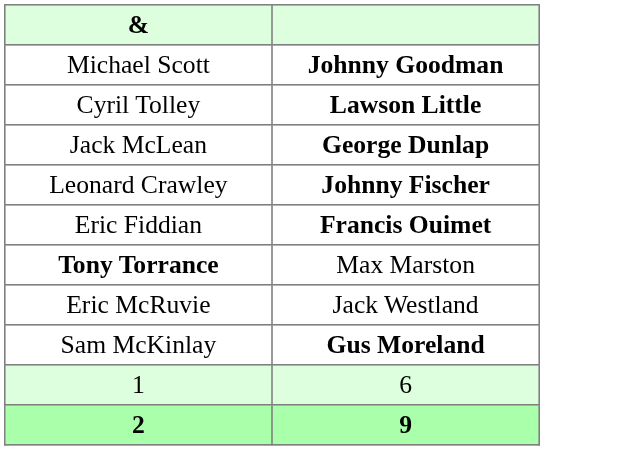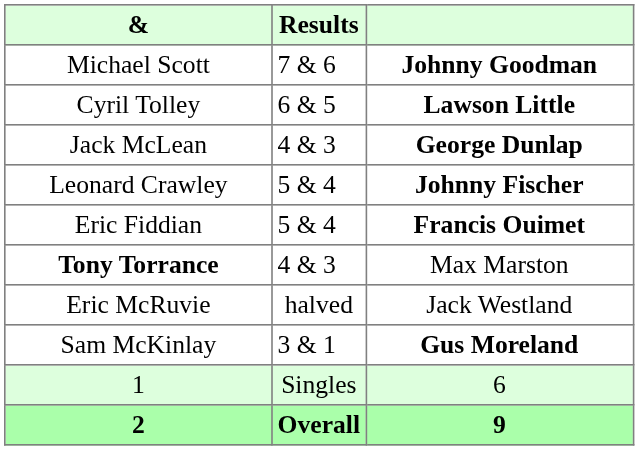+ column: (319, 24)
